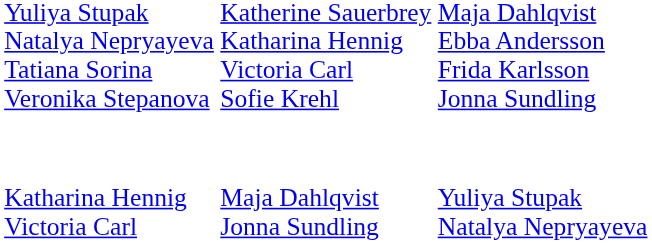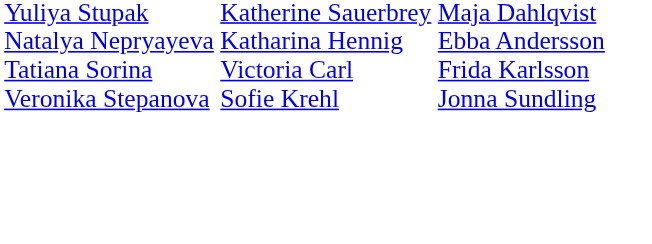- row: (96, 212)
